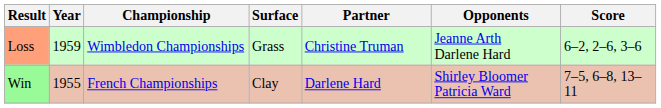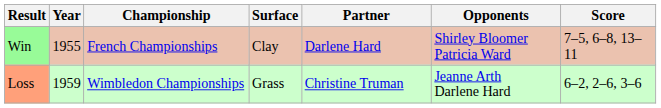rows swapped: (20, 84) <-> (21, 45)
